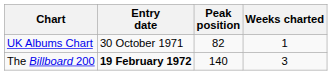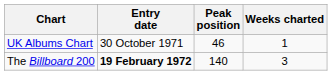(218, 43) 82 -> (218, 43) 46
